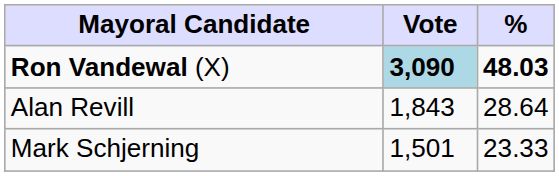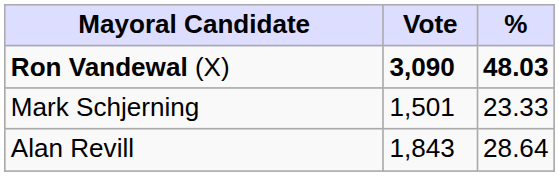(422, 66) lightblue background -> (422, 66) no background
rows swapped: (72, 107) <-> (105, 149)
